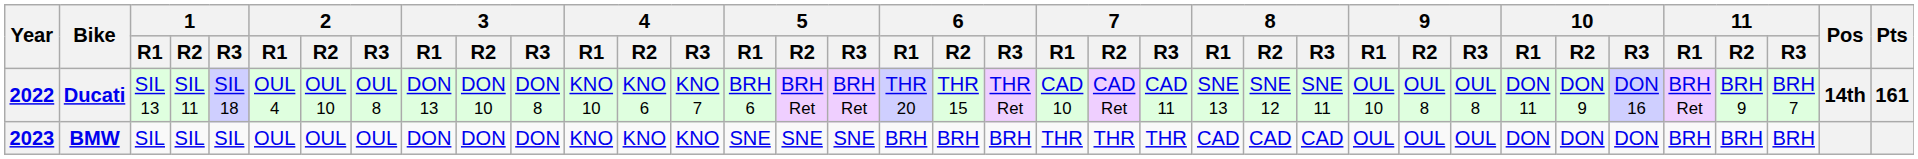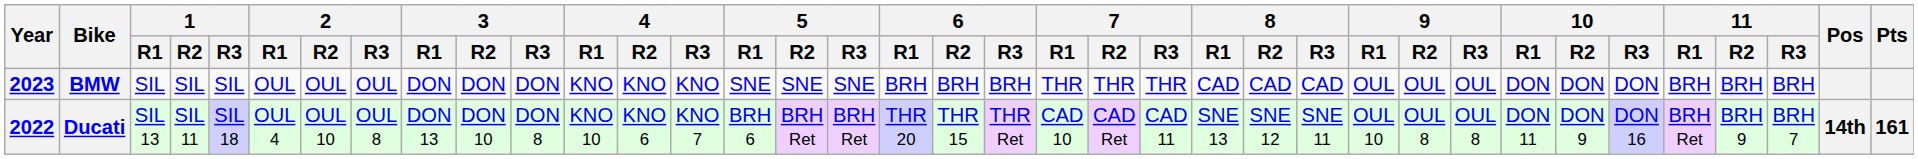rows swapped: (95, 95) <-> (95, 138)
